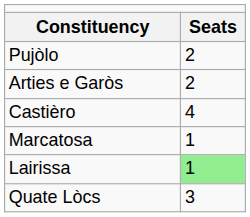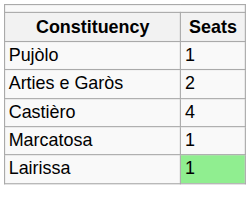(190, 55) 2 -> (190, 55) 1
- row: (55, 197)
